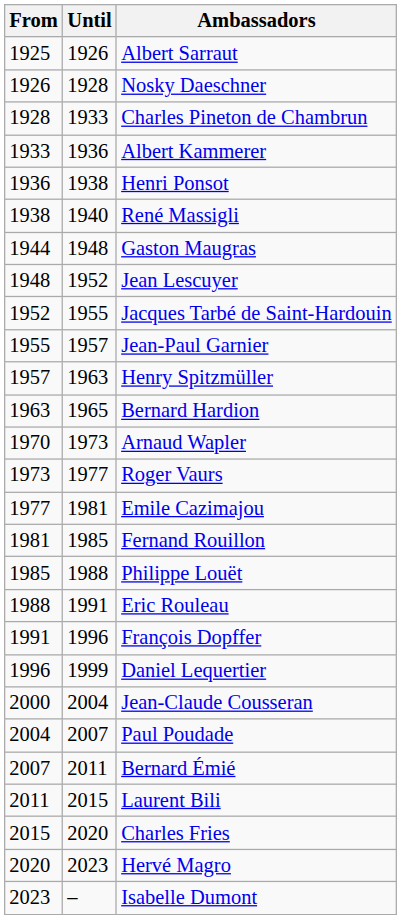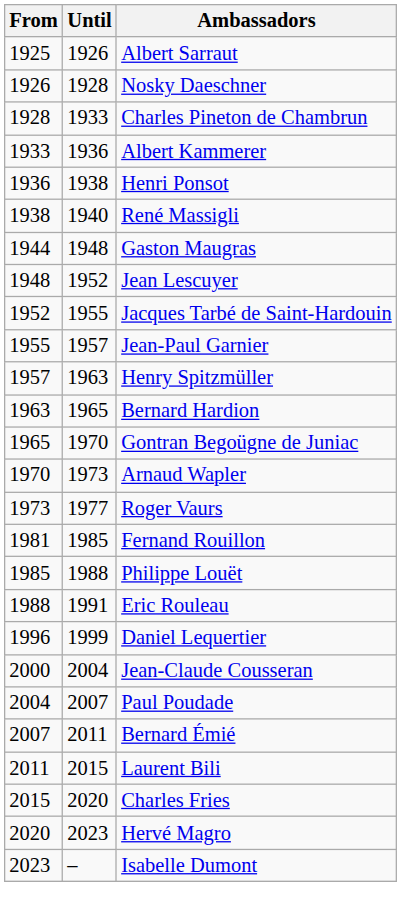+ row: (240, 442)
- row: (193, 507)
- row: (191, 637)
